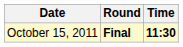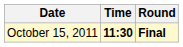columns swapped: (161, 13) <-> (122, 13)
